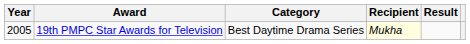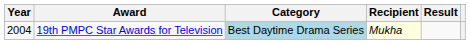(19, 30) 2005 -> (19, 30) 2004
(296, 30) no background -> (296, 30) lightblue background
